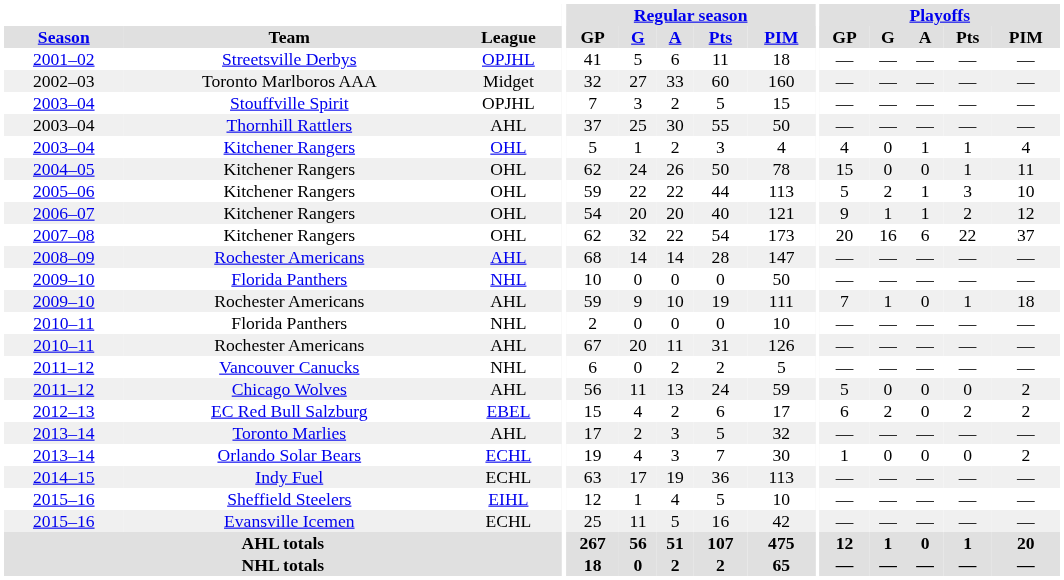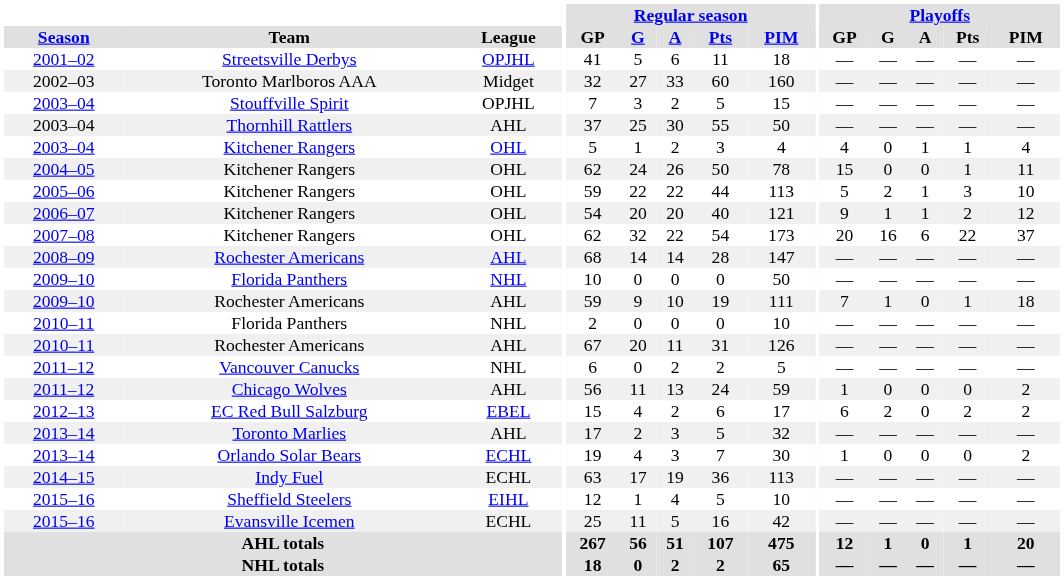(844, 388) 5 -> (844, 388) 1
